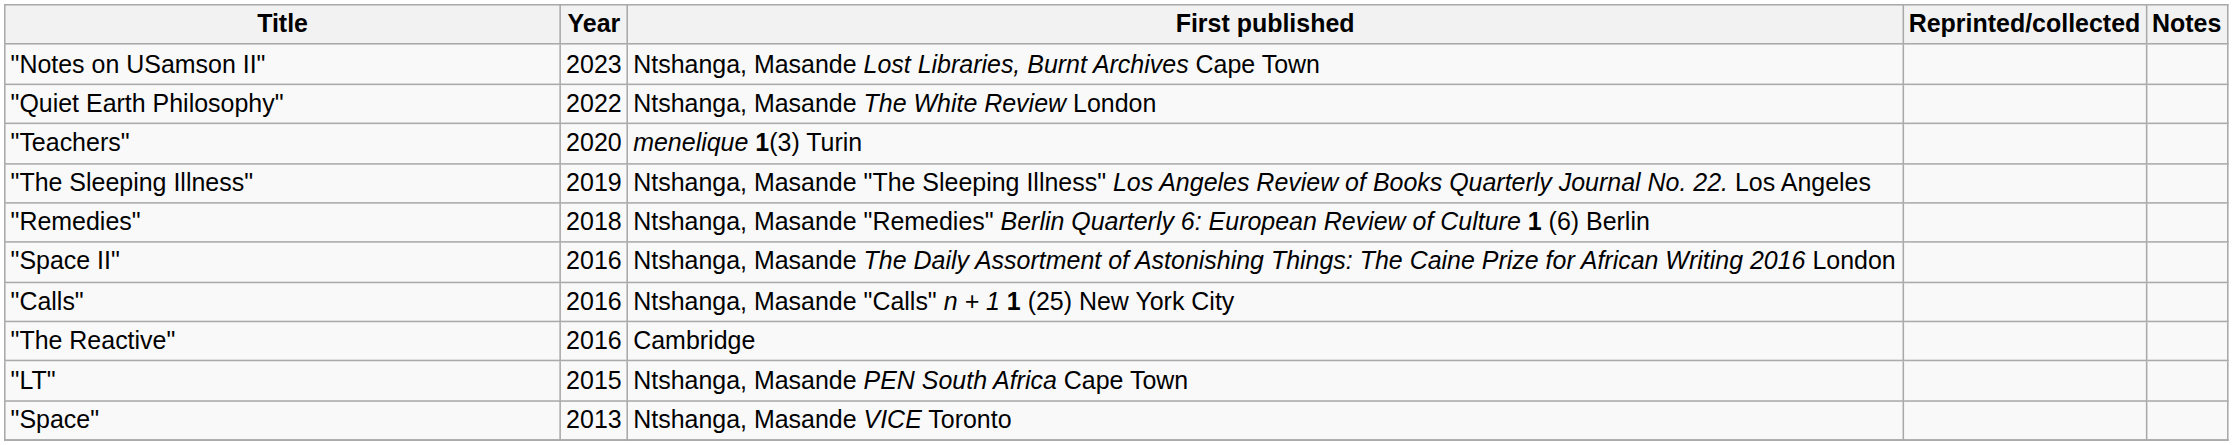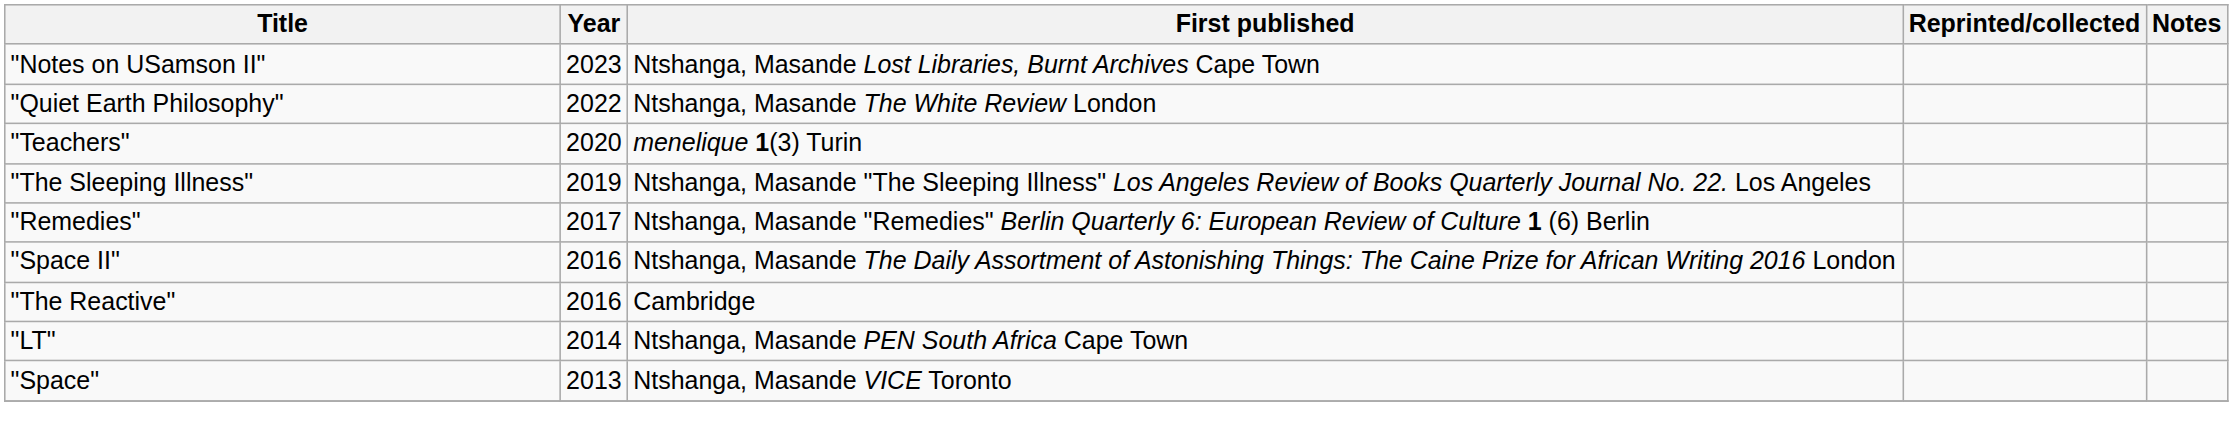(594, 222) 2018 -> (594, 222) 2017
- row: (47, 301)
(594, 380) 2015 -> (594, 340) 2014
